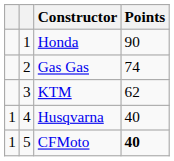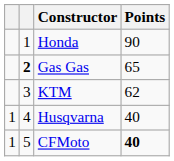(27, 66) normal -> (27, 66) bold
(132, 66) 74 -> (132, 66) 65
